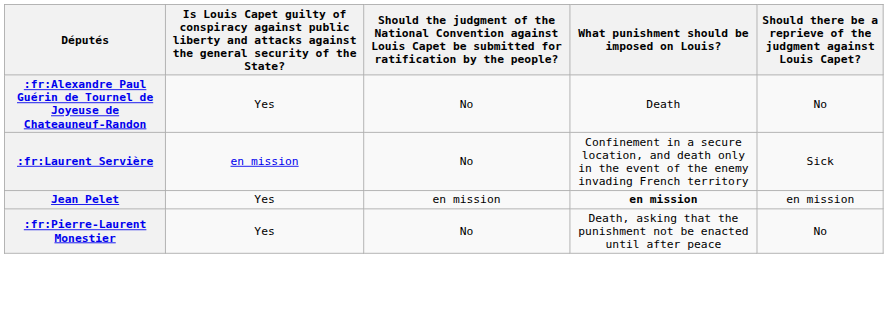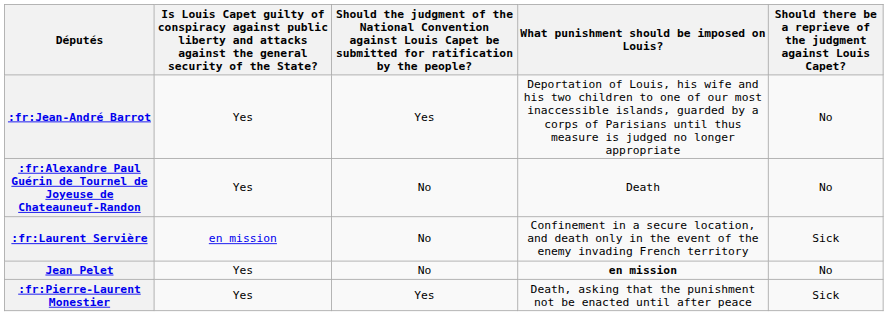+ row: (79, 117)
(467, 199) en mission -> (424, 270) No
(820, 199) en mission -> (826, 270) No
(467, 231) No -> (424, 295) Yes
(820, 231) No -> (826, 295) Sick
